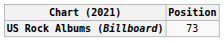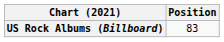(192, 29) 73 -> (192, 29) 83
